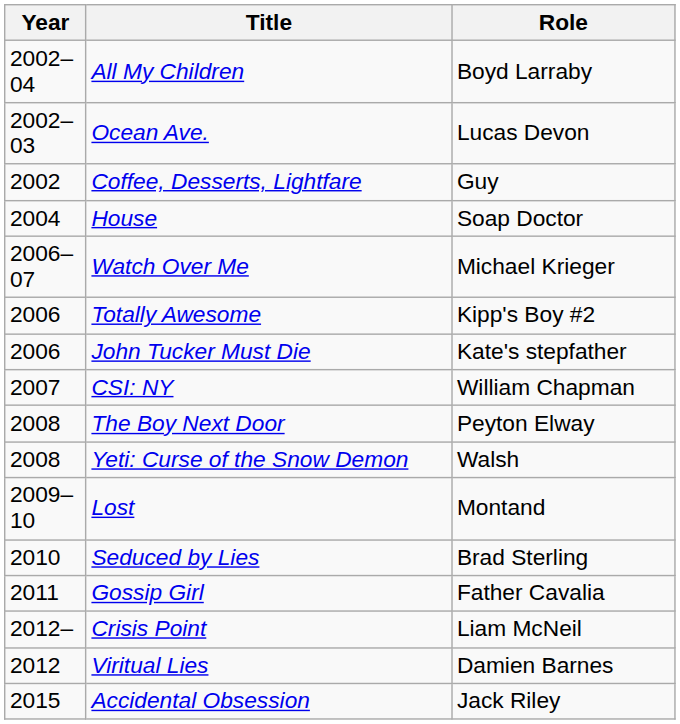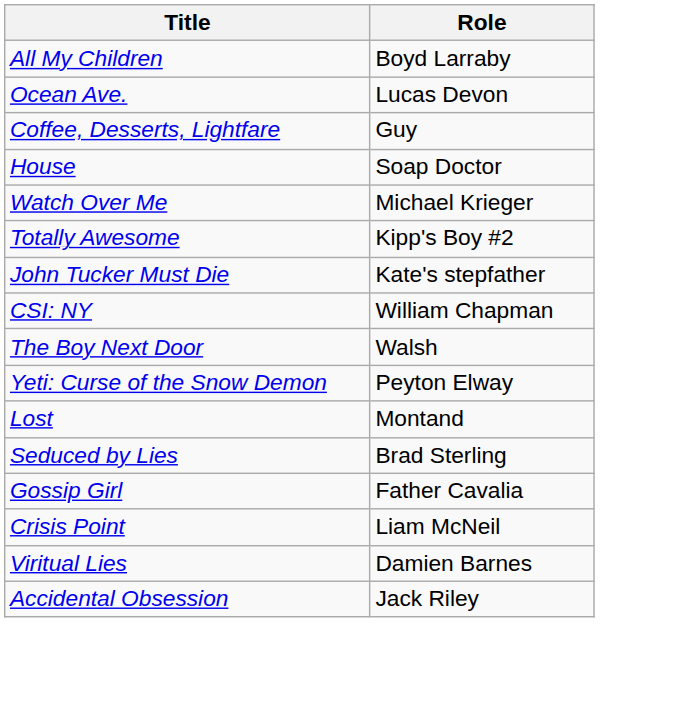- column: (45, 22)
(526, 423) Peyton Elway -> (407, 346) Walsh
(488, 459) Walsh -> (444, 382) Peyton Elway
